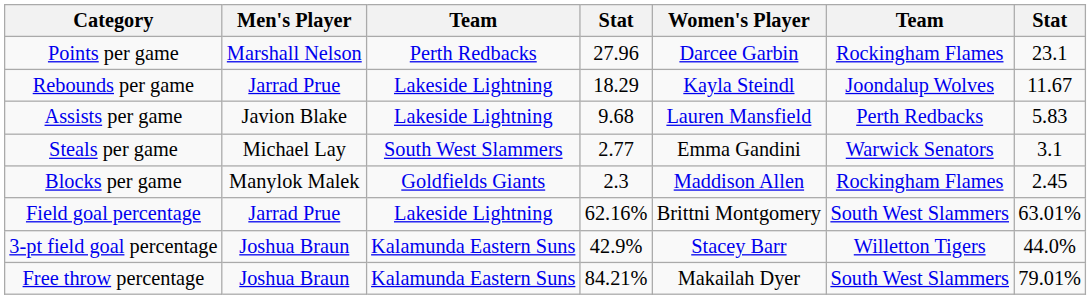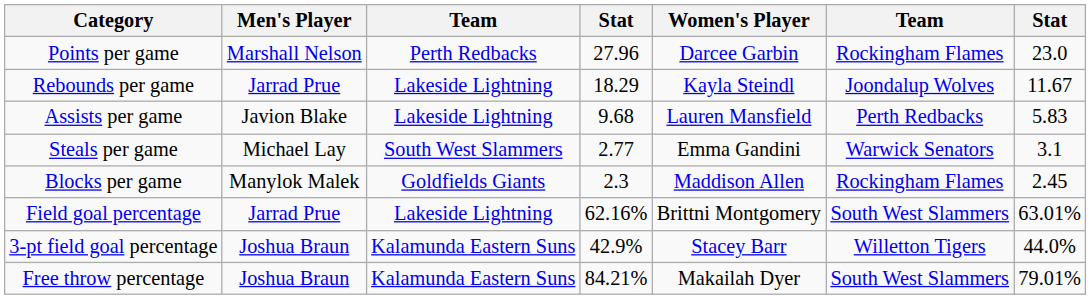(1050, 52) 23.1 -> (1050, 52) 23.0
